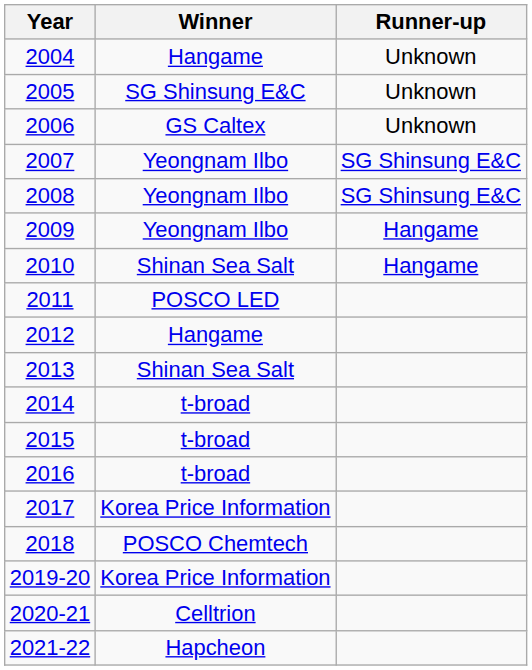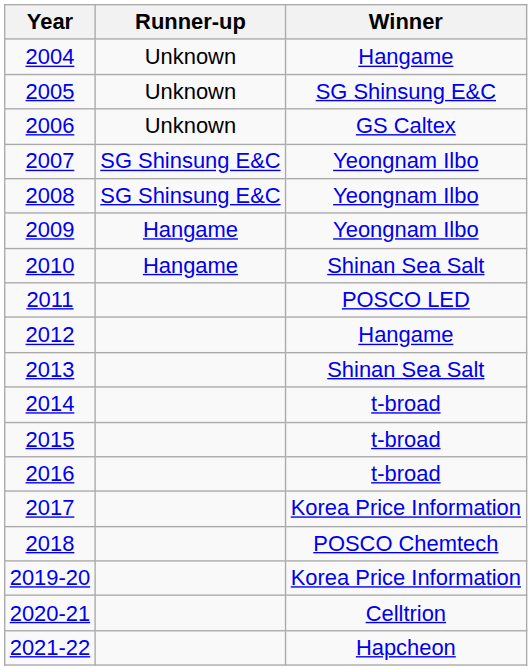columns swapped: (215, 21) <-> (431, 21)
